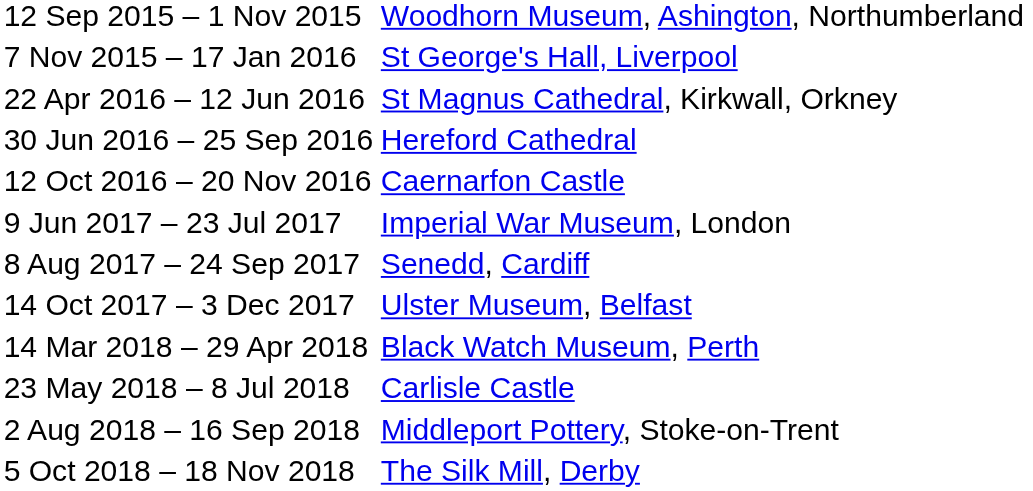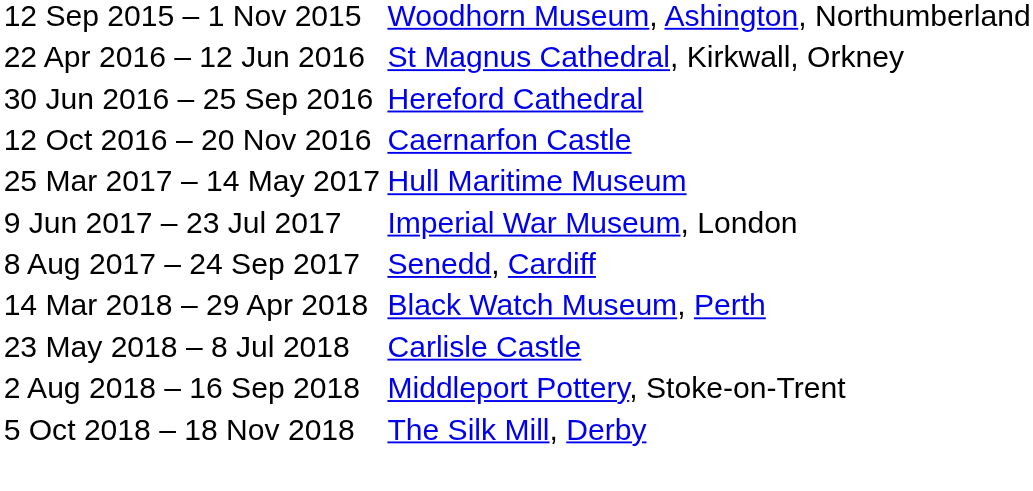- row: (180, 57)
+ row: (192, 181)
- row: (179, 305)
